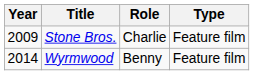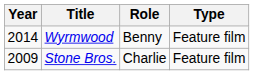rows swapped: (81, 37) <-> (79, 59)
